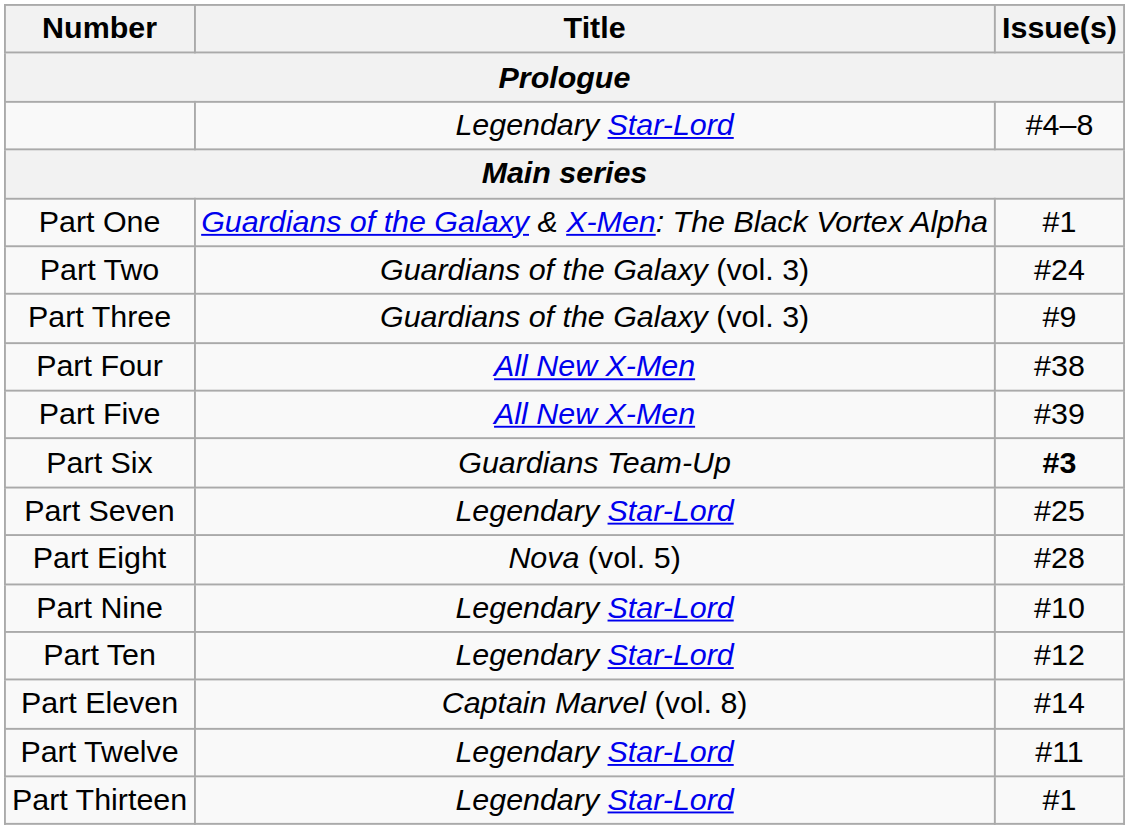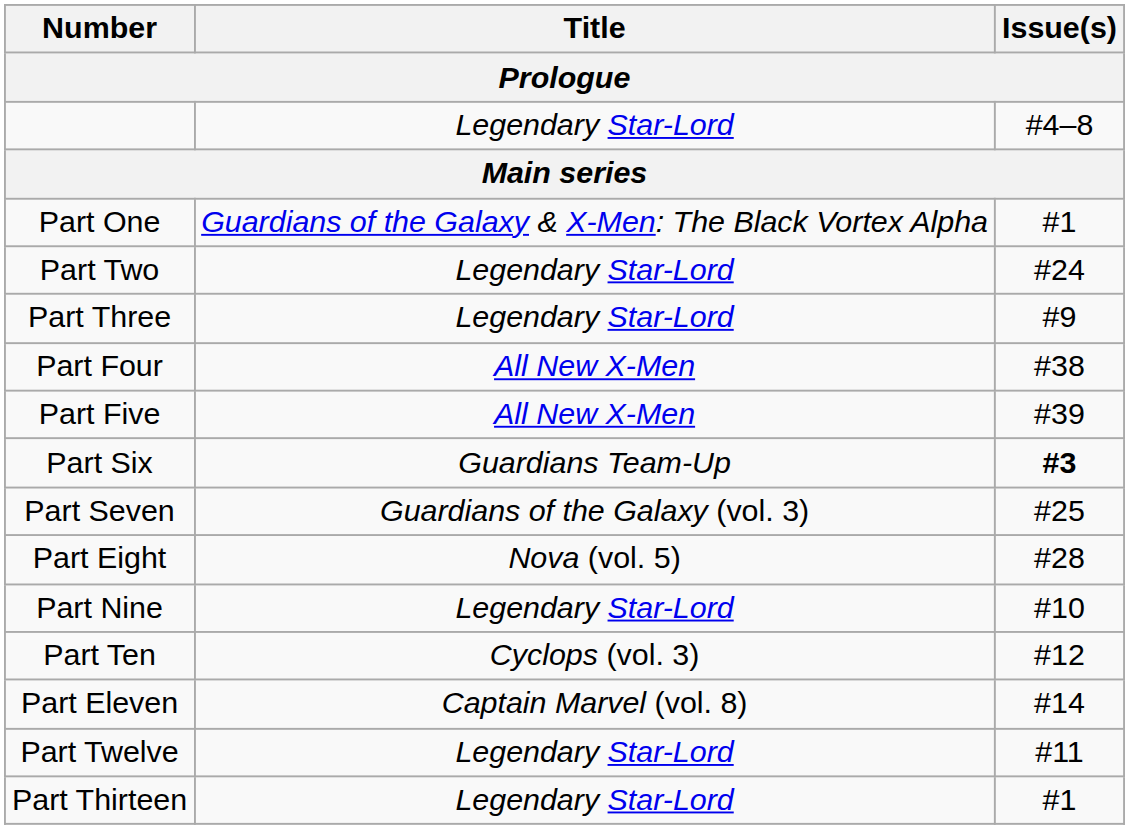(595, 269) Guardians of the Galaxy (vol. 3) -> (595, 269) Legendary Star-Lord
(595, 317) Guardians of the Galaxy (vol. 3) -> (595, 317) Legendary Star-Lord
(595, 510) Legendary Star-Lord -> (595, 510) Guardians of the Galaxy (vol. 3)
(595, 655) Legendary Star-Lord -> (595, 655) Cyclops (vol. 3)
